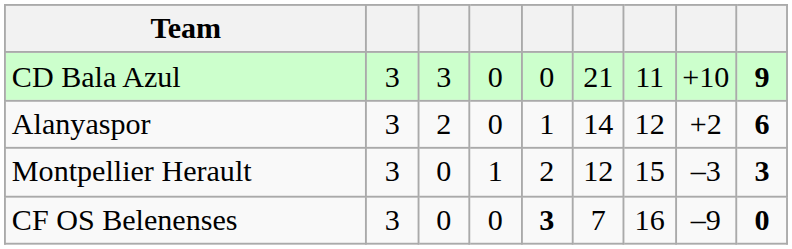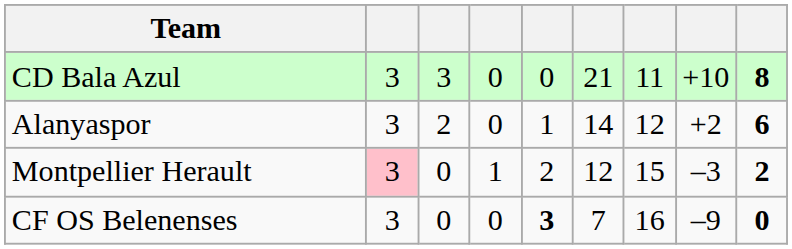(762, 76) 9 -> (762, 76) 8
(392, 171) no background -> (392, 171) pink background
(762, 171) 3 -> (762, 171) 2
